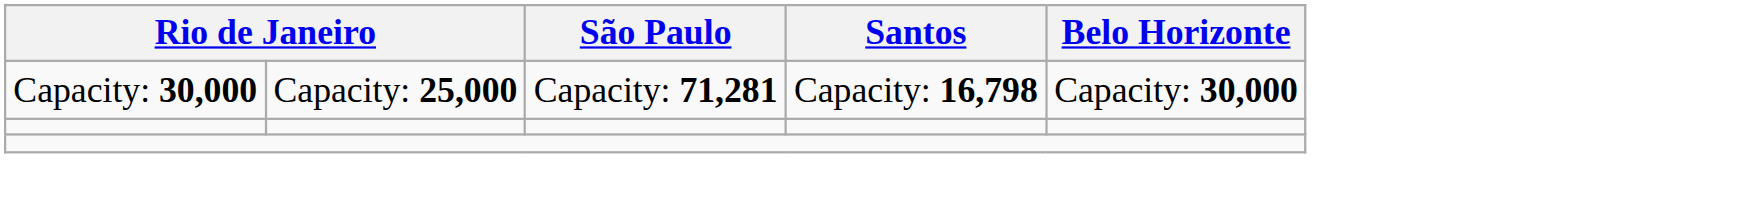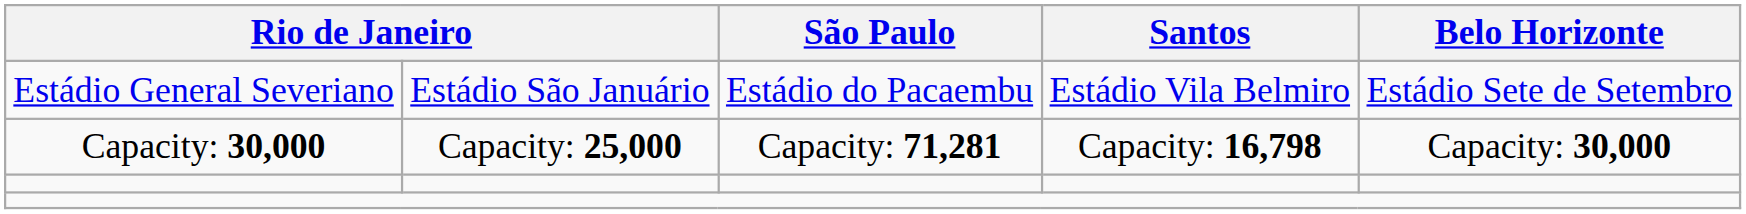+ row: (204, 89)
